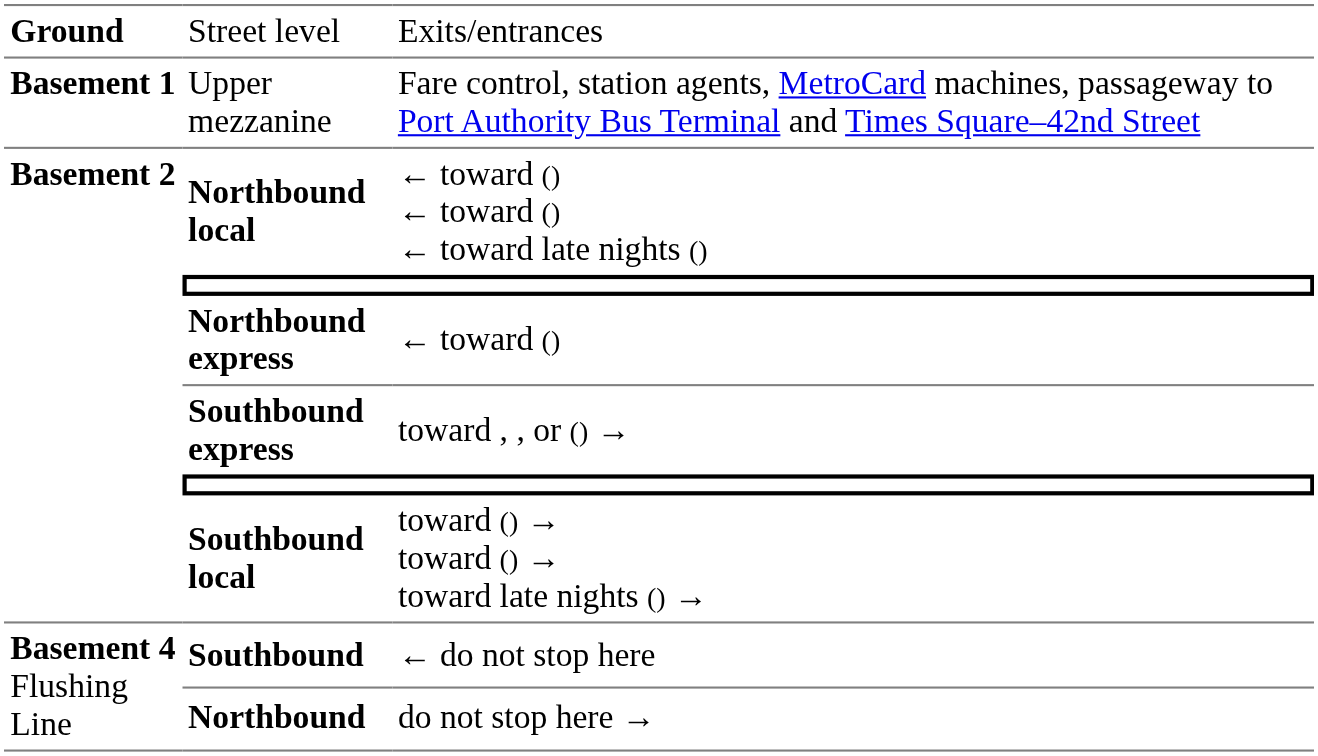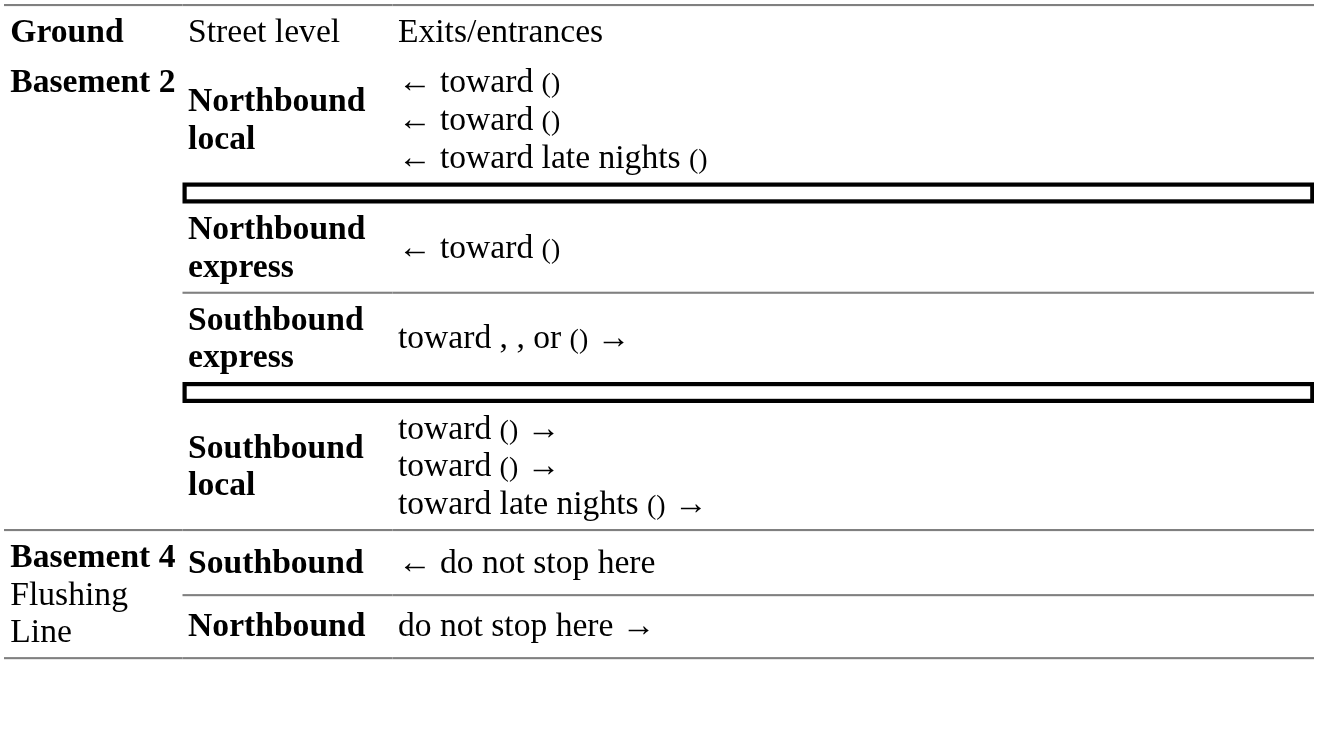- row: (260, 102)
